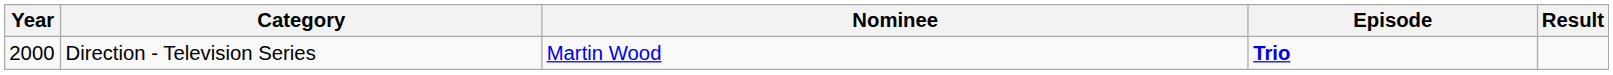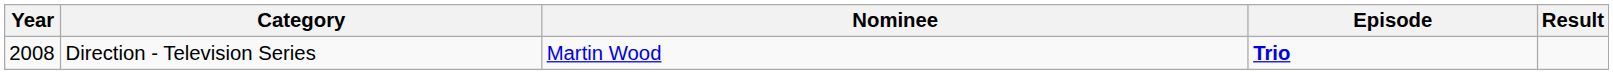(32, 52) 2000 -> (32, 52) 2008
